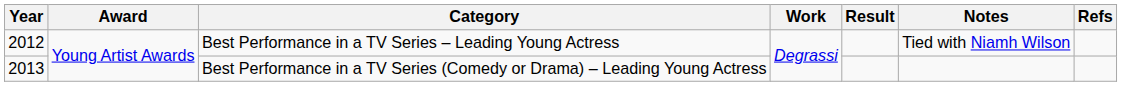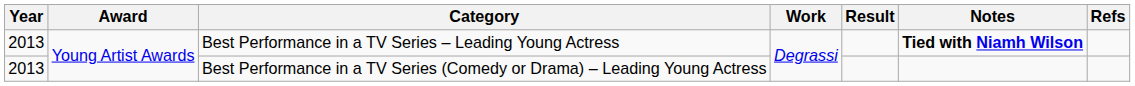(26, 42) 2012 -> (26, 42) 2013
(986, 42) normal -> (993, 42) bold
